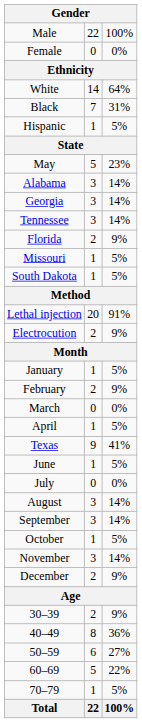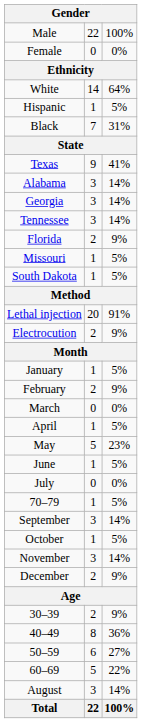rows swapped: (44, 107) <-> (44, 126)
rows swapped: (44, 445) <-> (44, 164)
rows swapped: (44, 502) <-> (44, 689)
